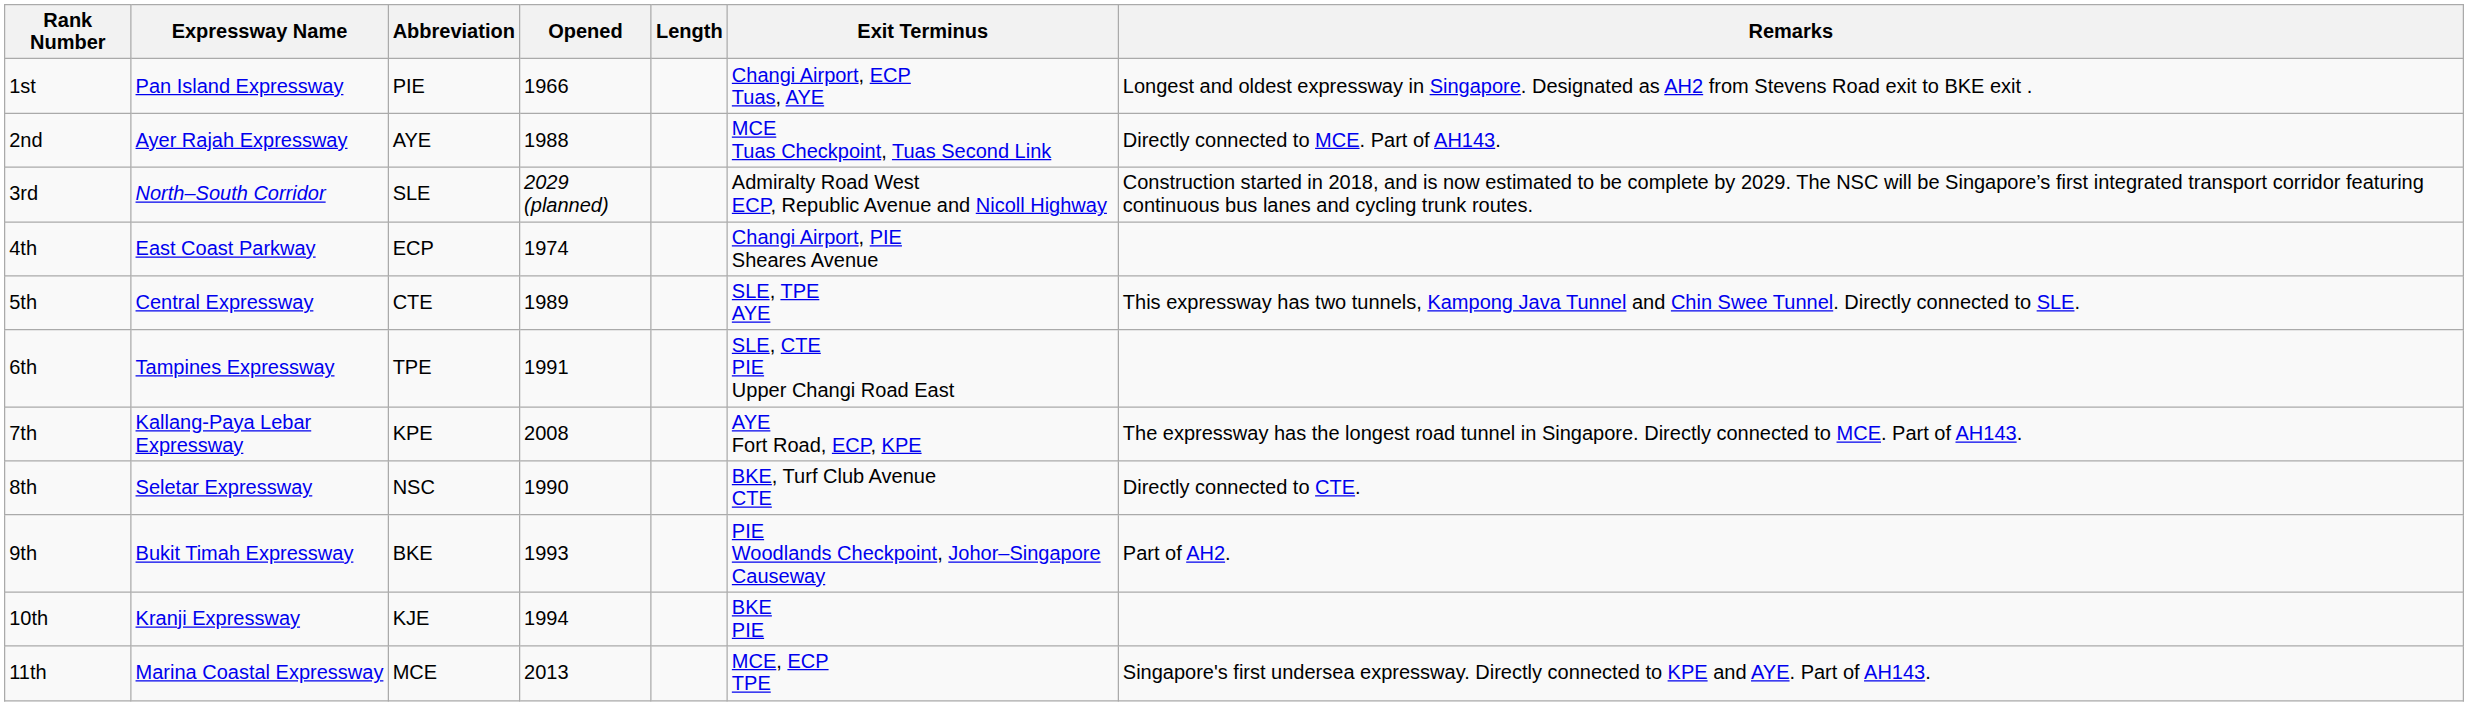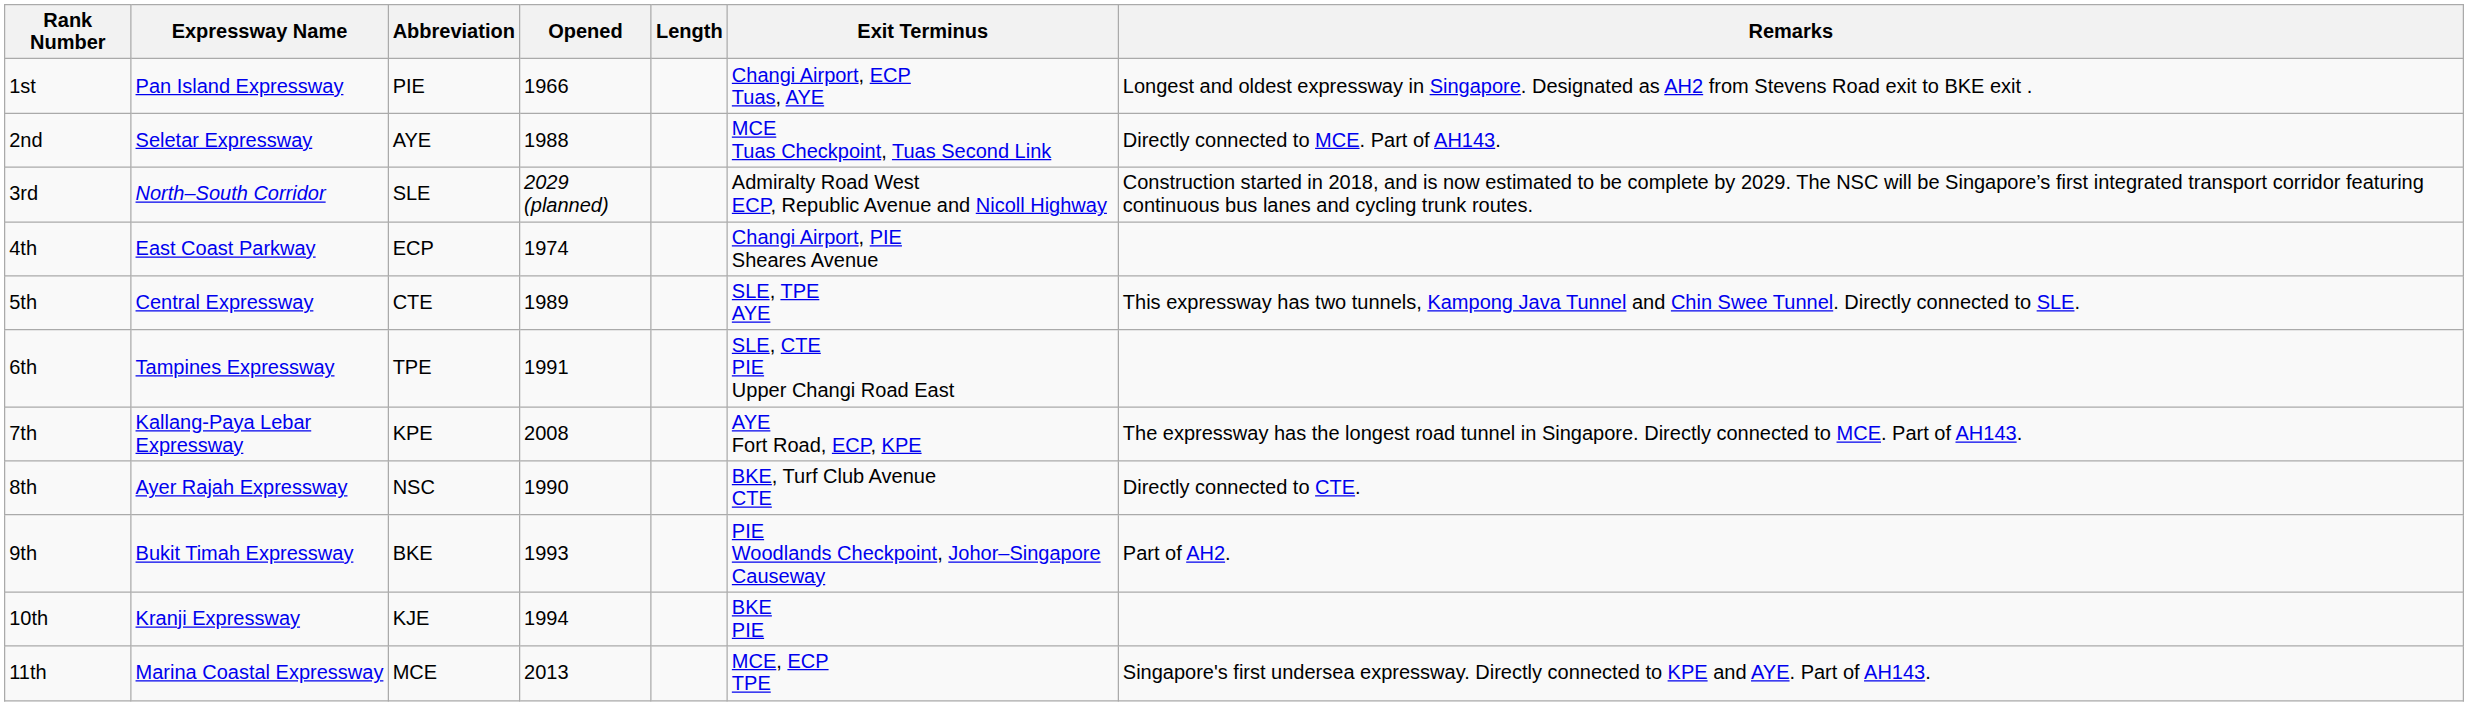(242, 140) Ayer Rajah Expressway -> (224, 140) Seletar Expressway
(224, 487) Seletar Expressway -> (242, 487) Ayer Rajah Expressway
